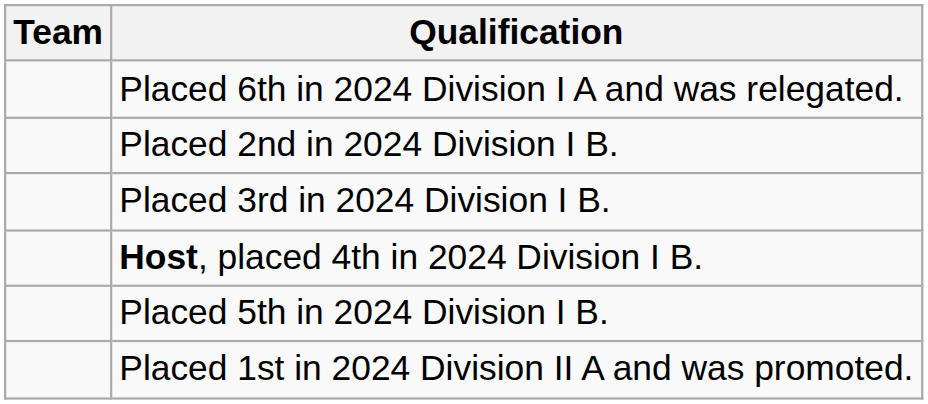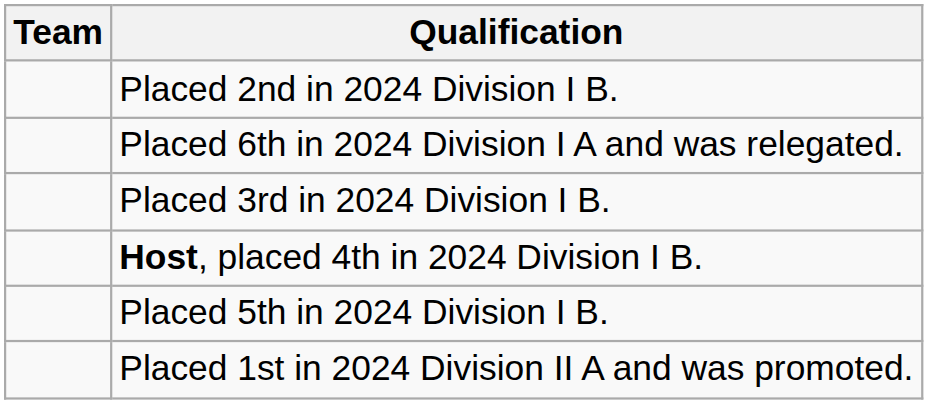rows swapped: (511, 88) <-> (369, 144)
